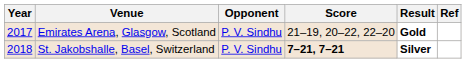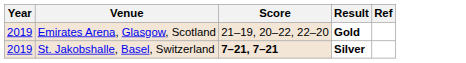- column: (252, 14)
(20, 32) 2017 -> (20, 32) 2019
(20, 50) 2018 -> (20, 50) 2019
